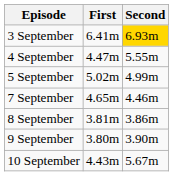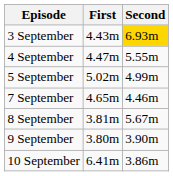(103, 35) 6.41m -> (103, 35) 4.43m
(142, 118) 3.86m -> (142, 118) 5.67m
(103, 160) 4.43m -> (103, 160) 6.41m
(142, 160) 5.67m -> (142, 160) 3.86m
